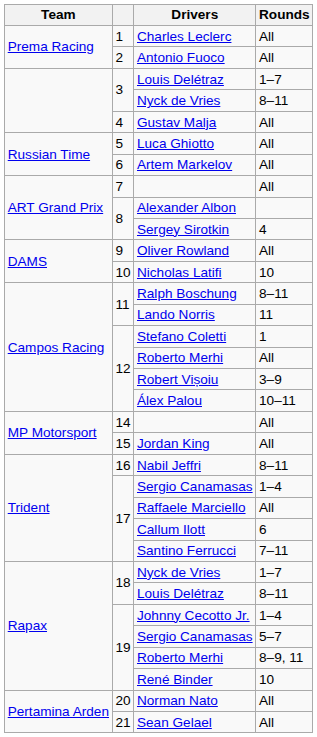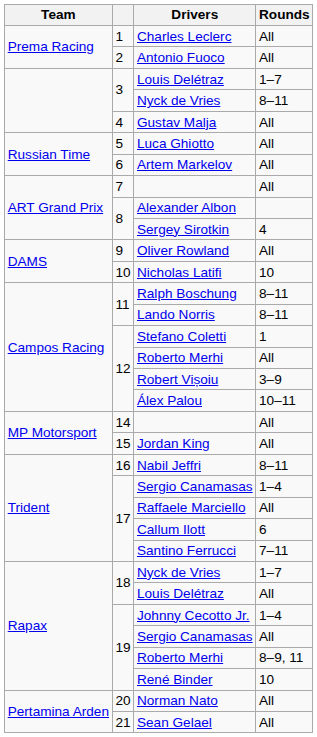(266, 315) 11 -> (274, 315) 8–11
(274, 594) 8–11 -> (267, 594) All
(270, 636) 5–7 -> (267, 636) All
